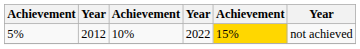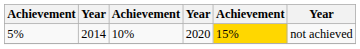(94, 33) 2012 -> (94, 33) 2014
(198, 33) 2022 -> (198, 33) 2020
